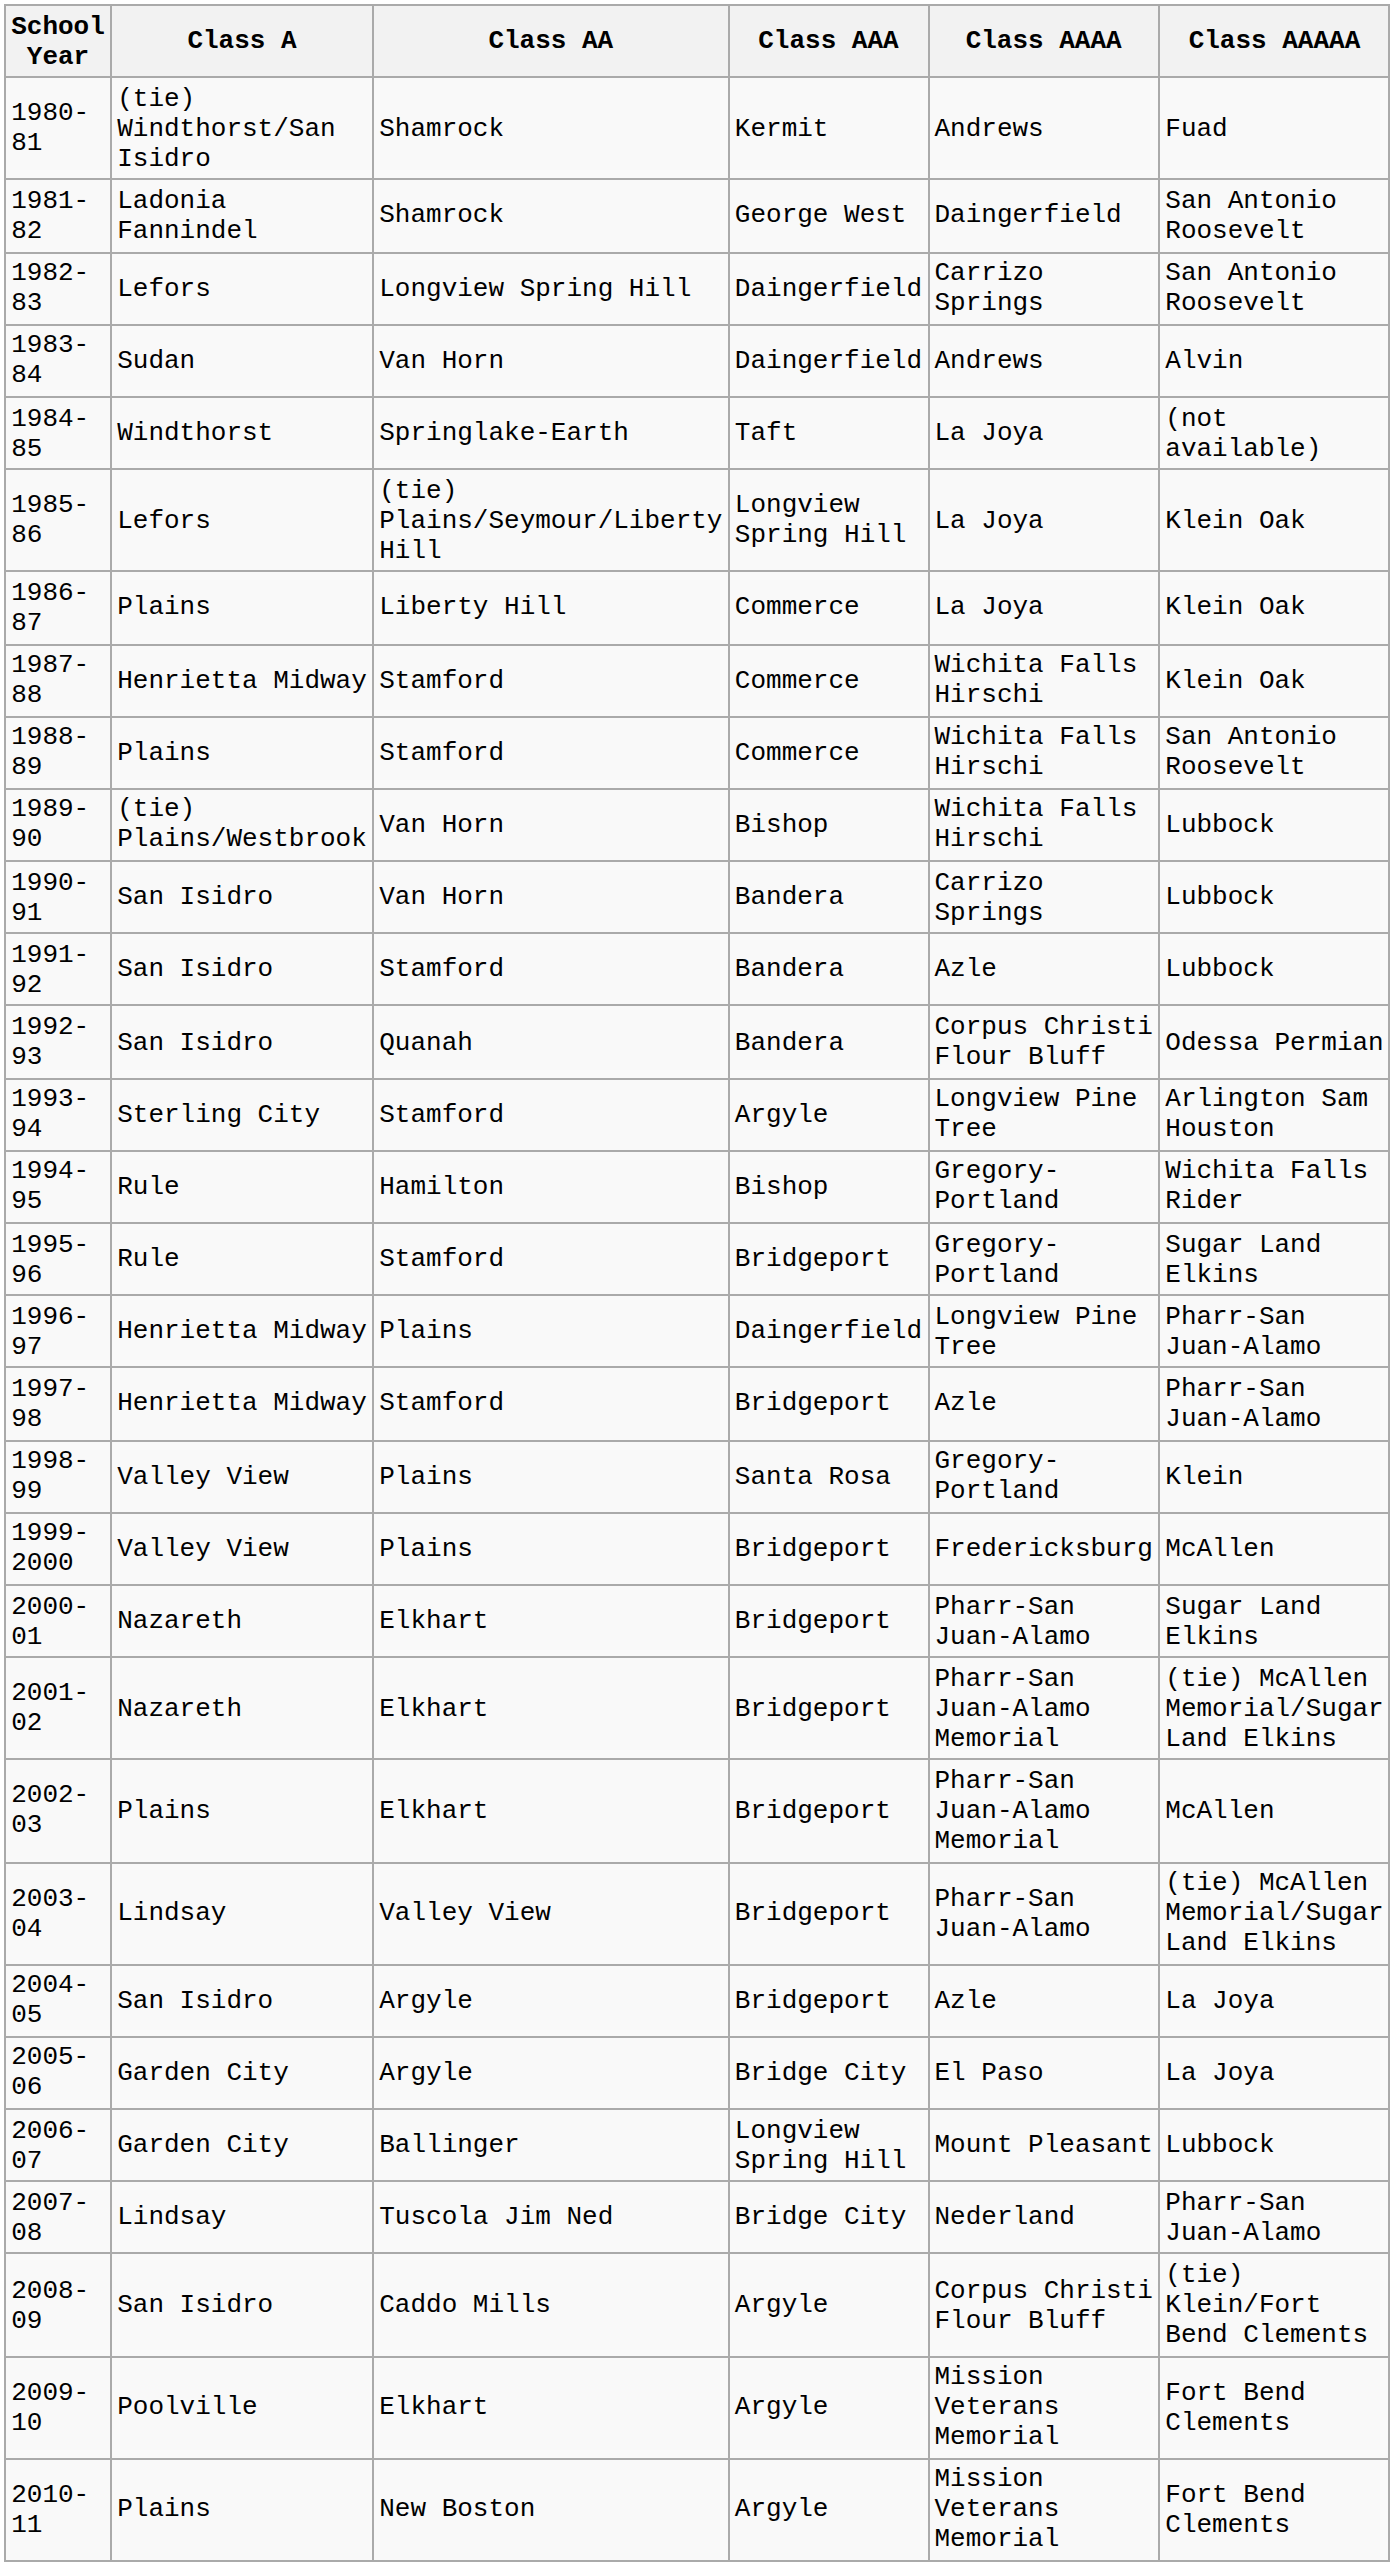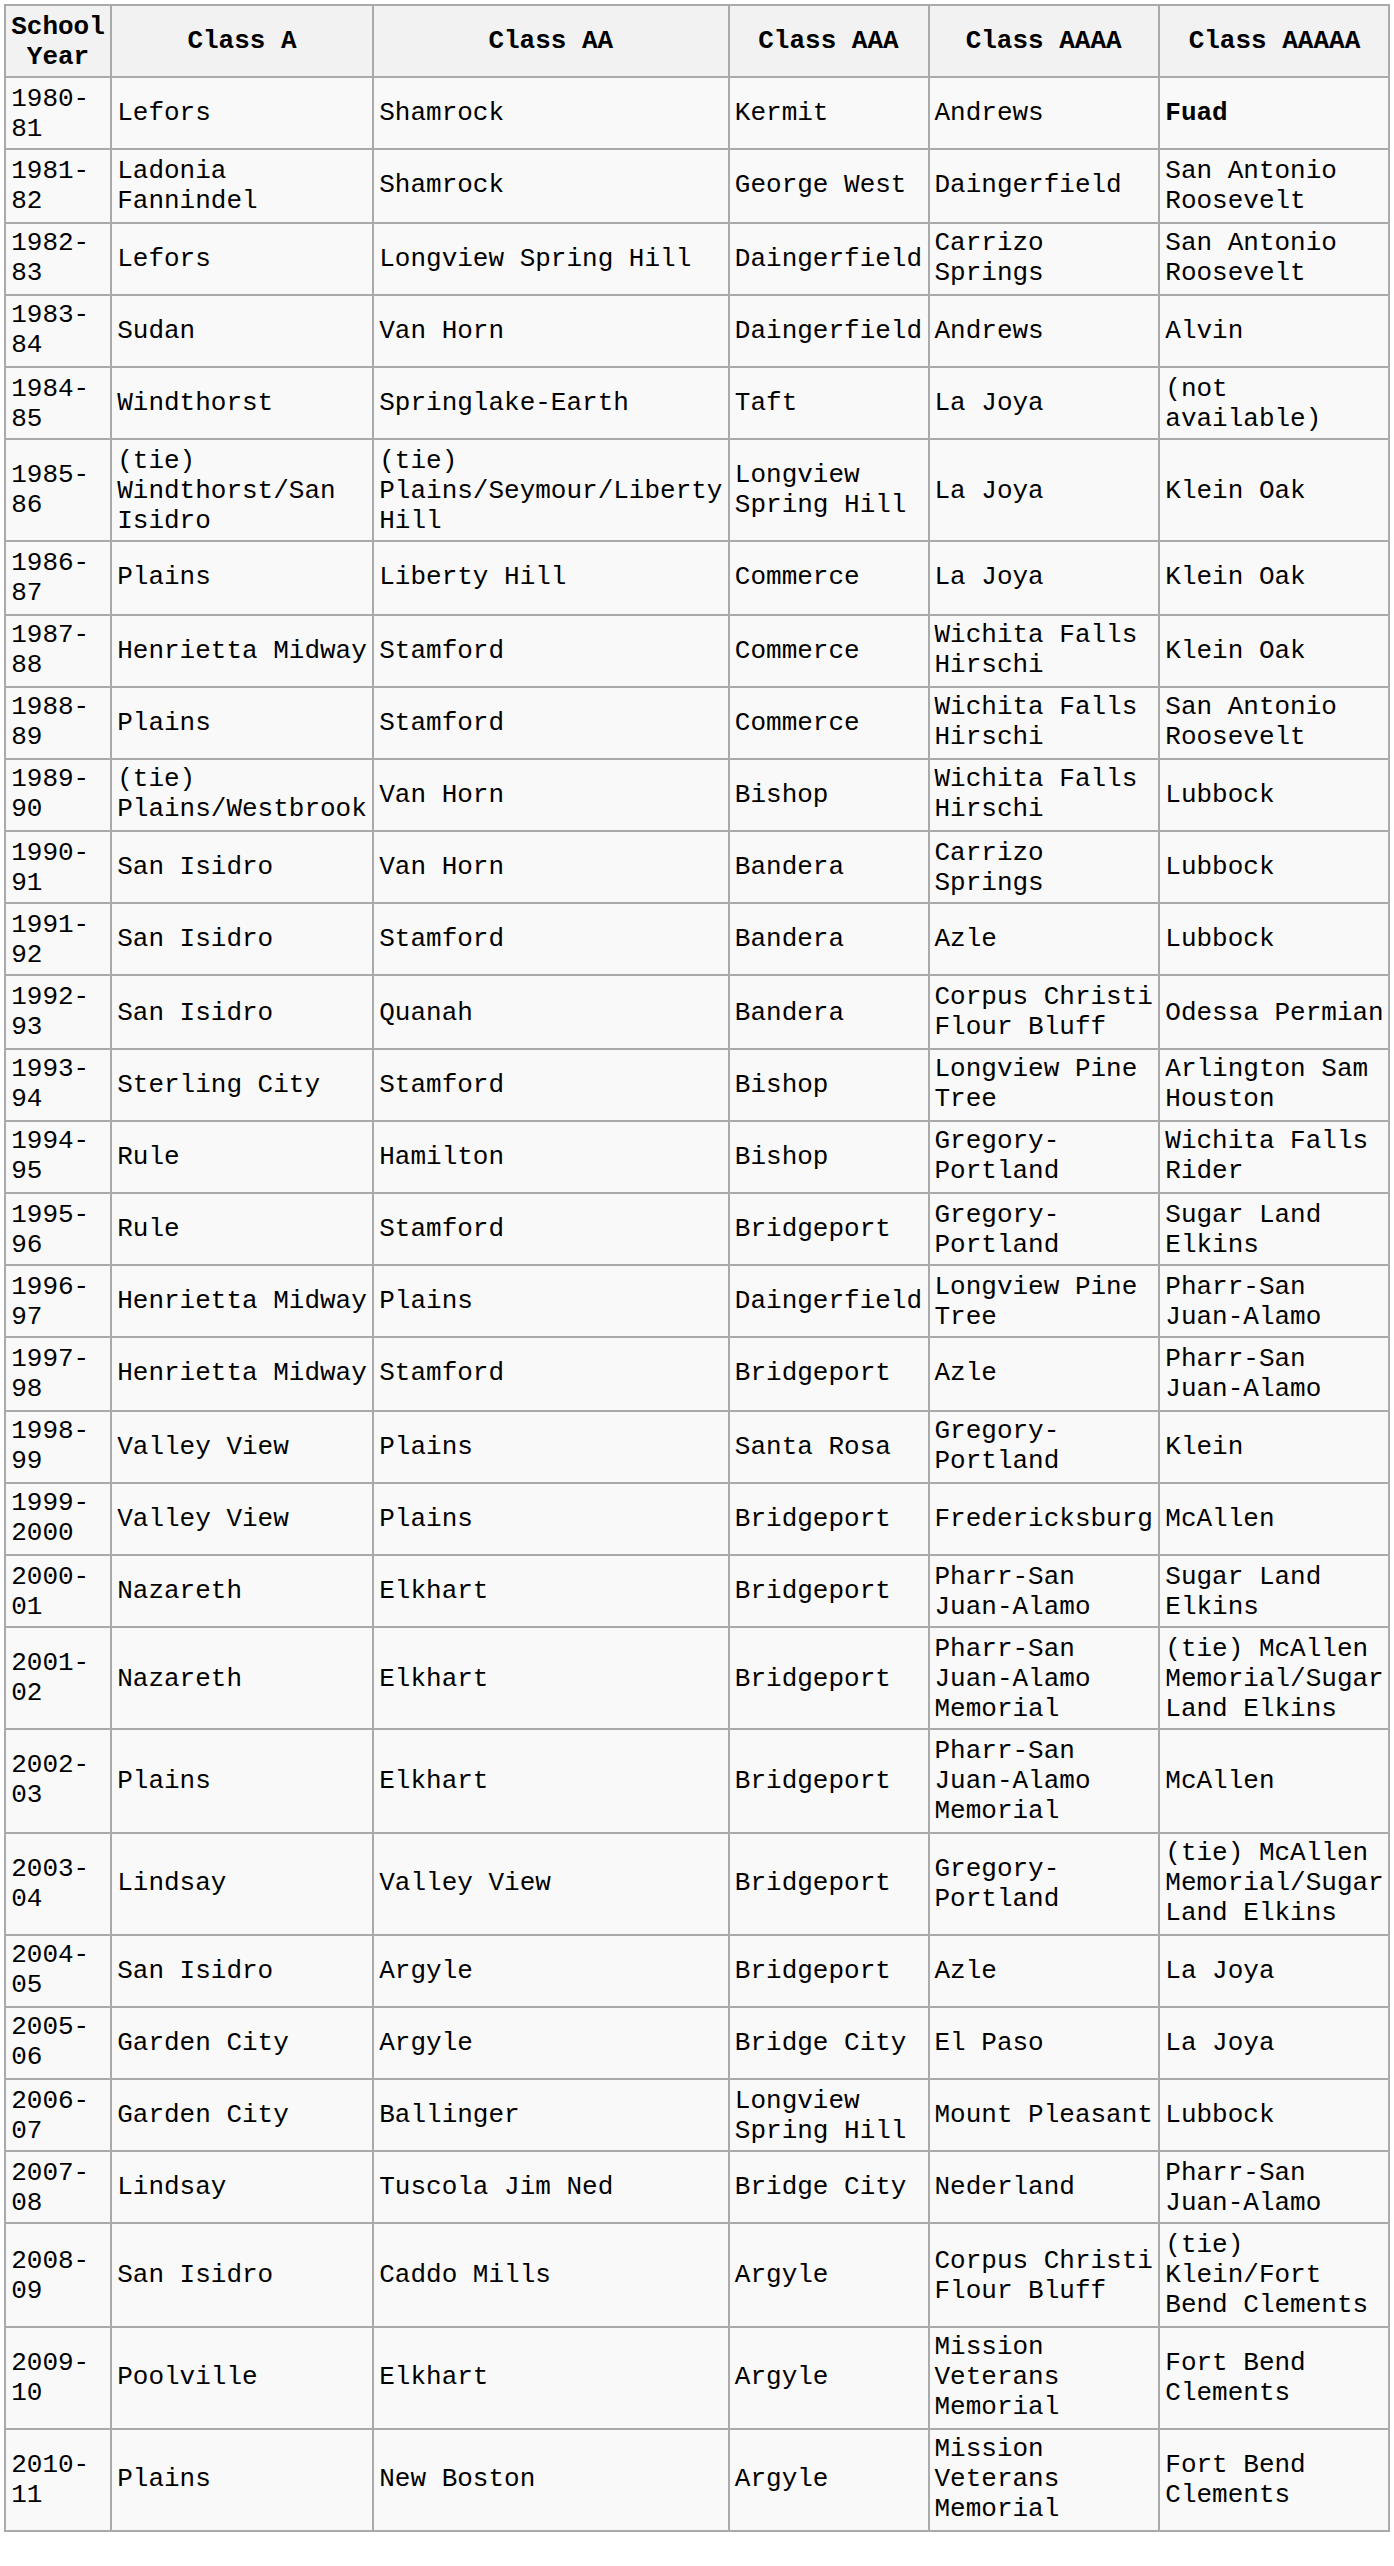(226, 129) (tie) Windthorst/San Isidro -> (164, 114) Lefors
(1196, 129) normal -> (1196, 114) bold
(164, 520) Lefors -> (226, 490) (tie) Windthorst/San Isidro
(782, 1114) Argyle -> (782, 1084) Bishop
(1012, 1913) Pharr-San Juan-Alamo -> (997, 1883) Gregory-Portland
